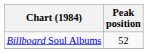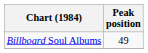(123, 40) 52 -> (123, 40) 49
